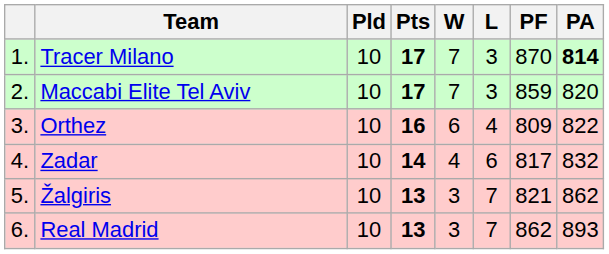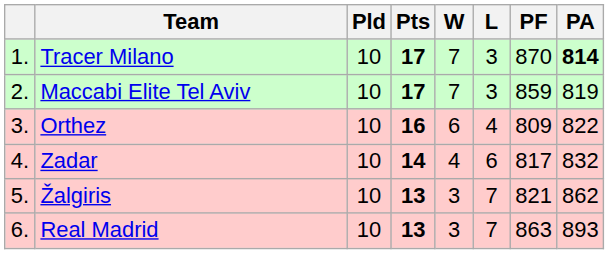(580, 91) 820 -> (580, 91) 819
(534, 230) 862 -> (534, 230) 863
